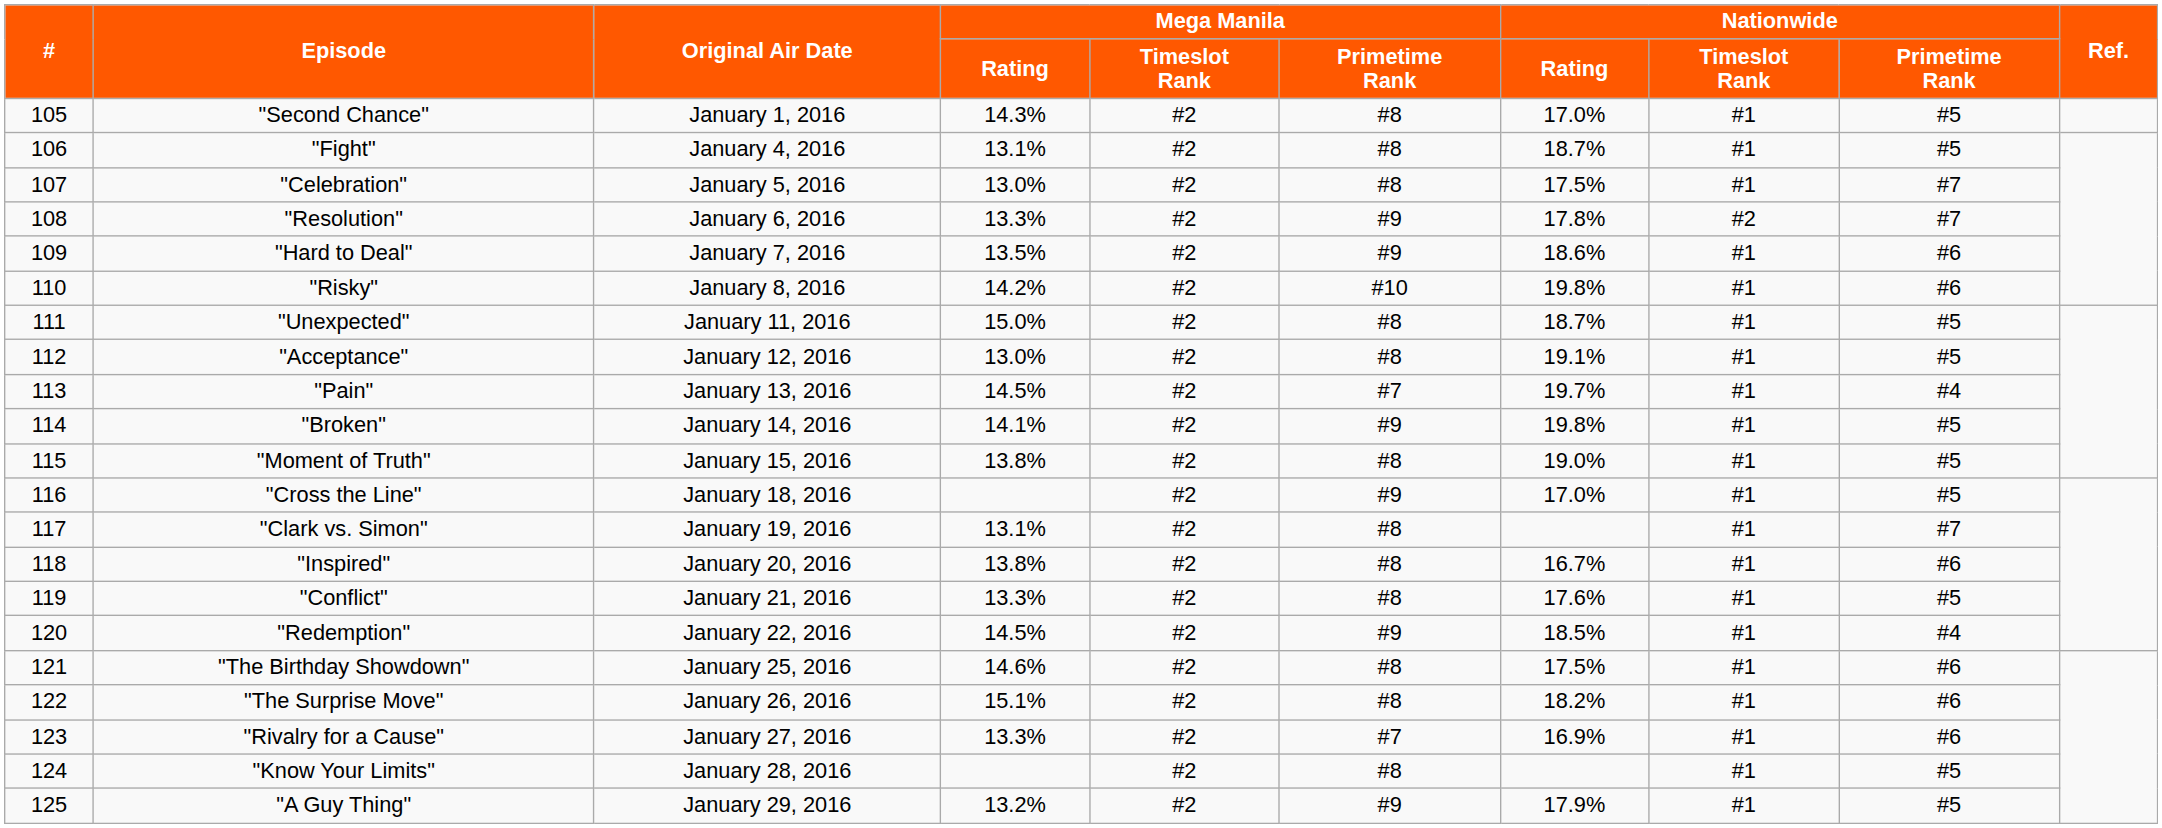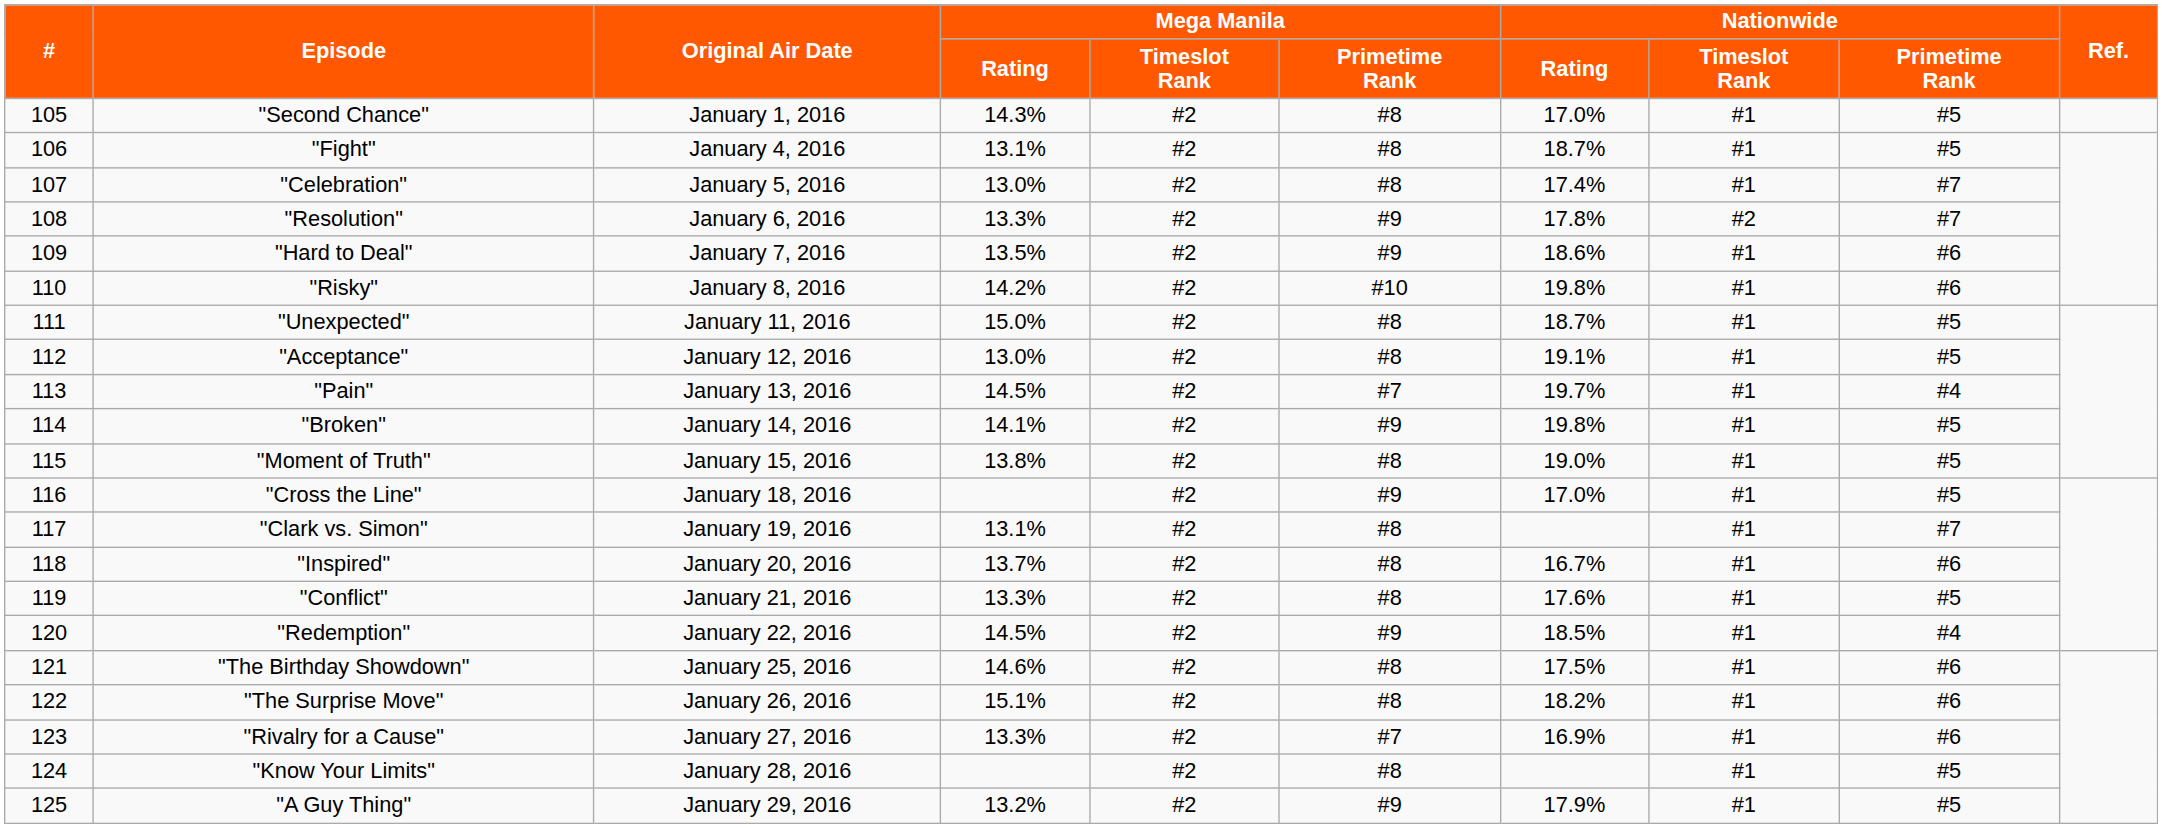(1574, 184) 17.5% -> (1574, 184) 17.4%
(1015, 563) 13.8% -> (1015, 563) 13.7%
